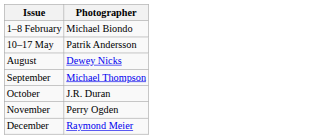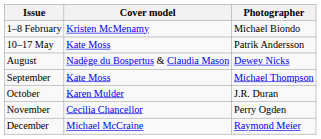+ column: (148, 12)
